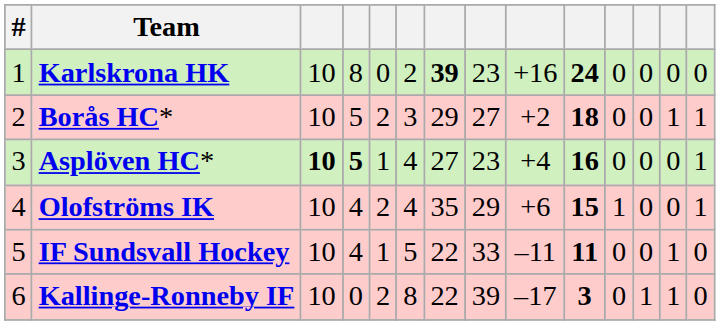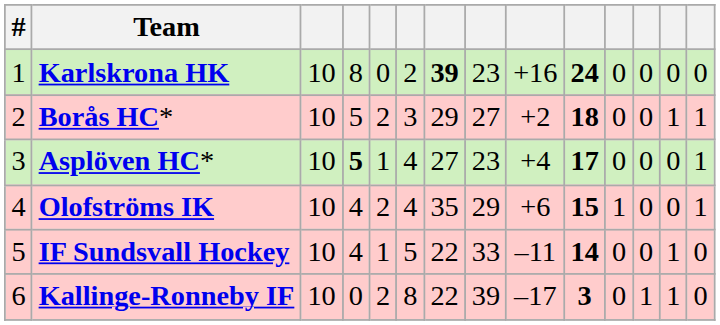(322, 161) bold -> (322, 161) normal
(585, 161) 16 -> (585, 161) 17
(585, 251) 11 -> (585, 251) 14
